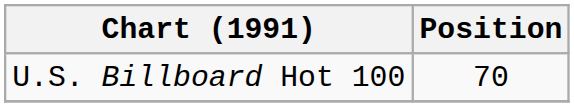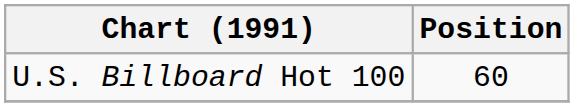(491, 78) 70 -> (491, 78) 60
